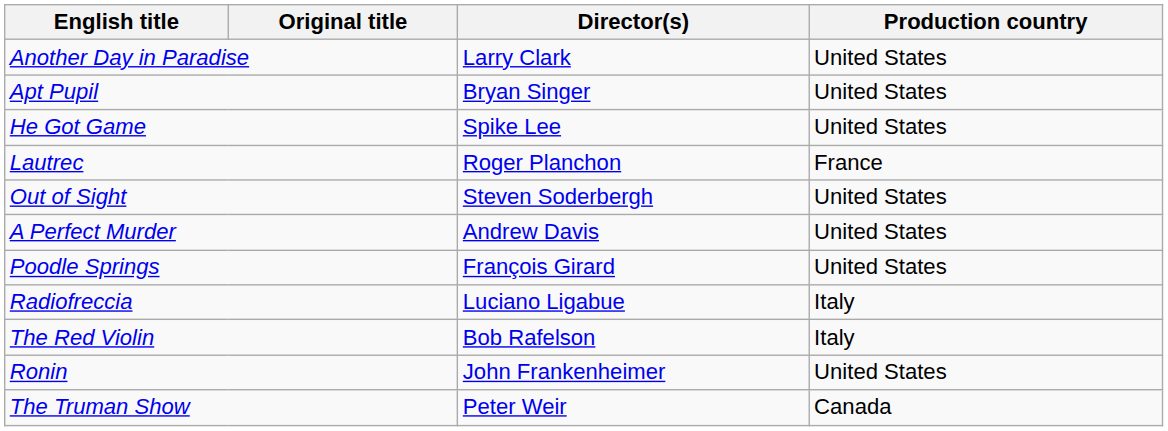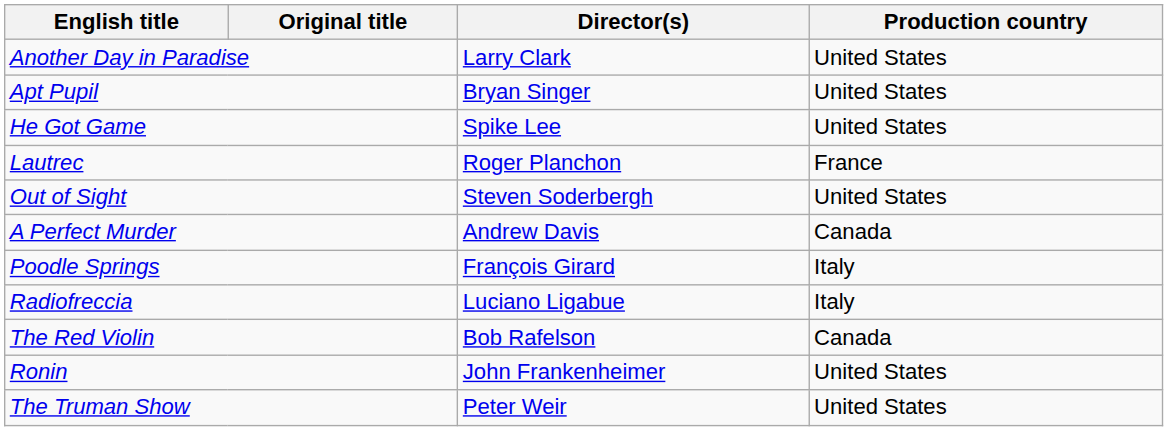(880, 232) United States -> (853, 232) Canada
(880, 267) United States -> (834, 267) Italy
(834, 337) Italy -> (853, 337) Canada
(853, 407) Canada -> (880, 407) United States
